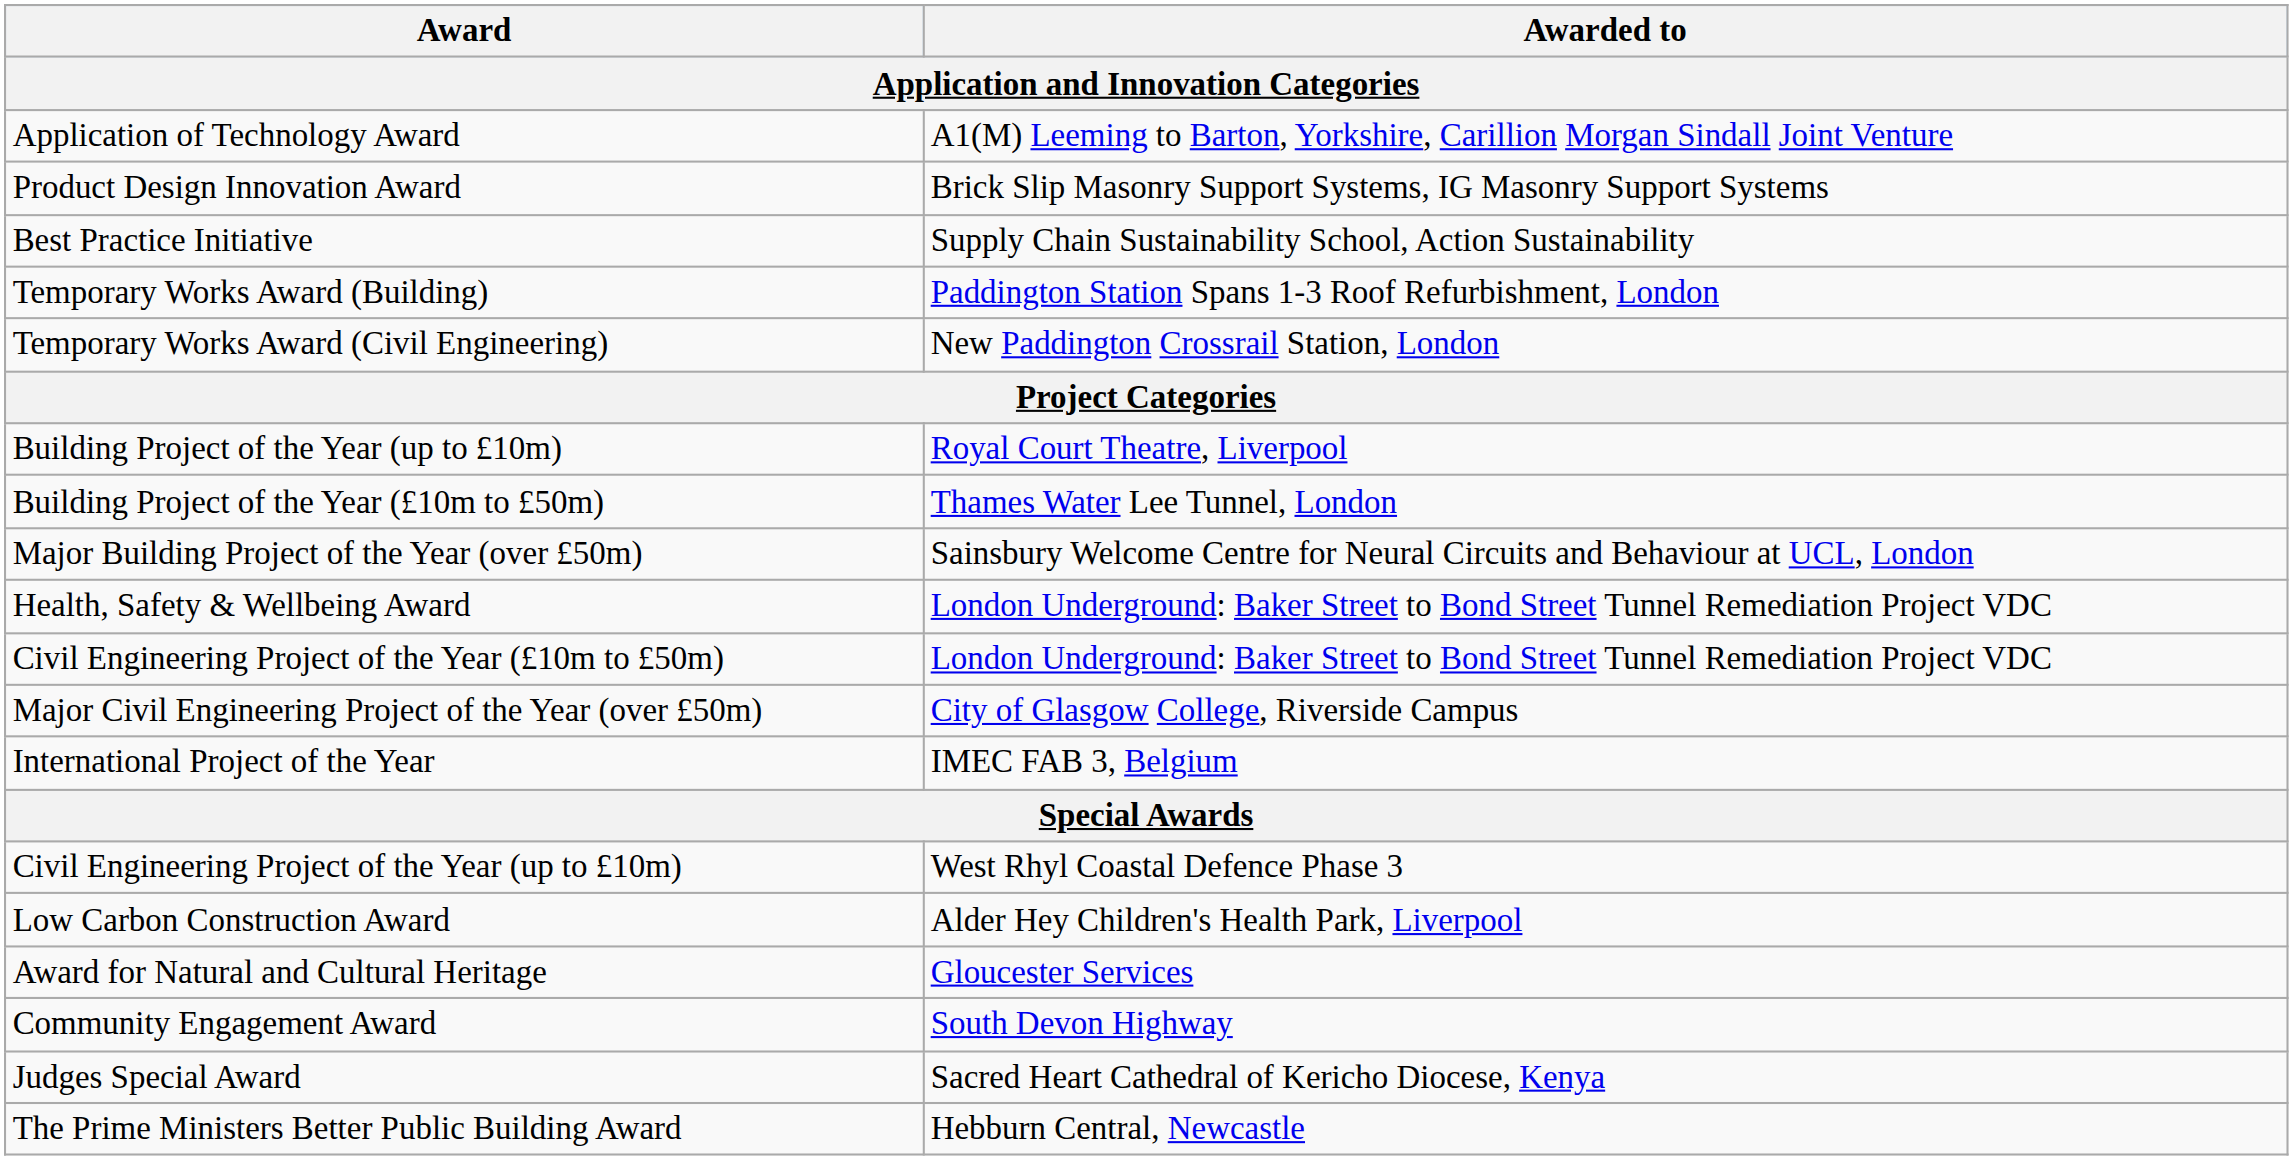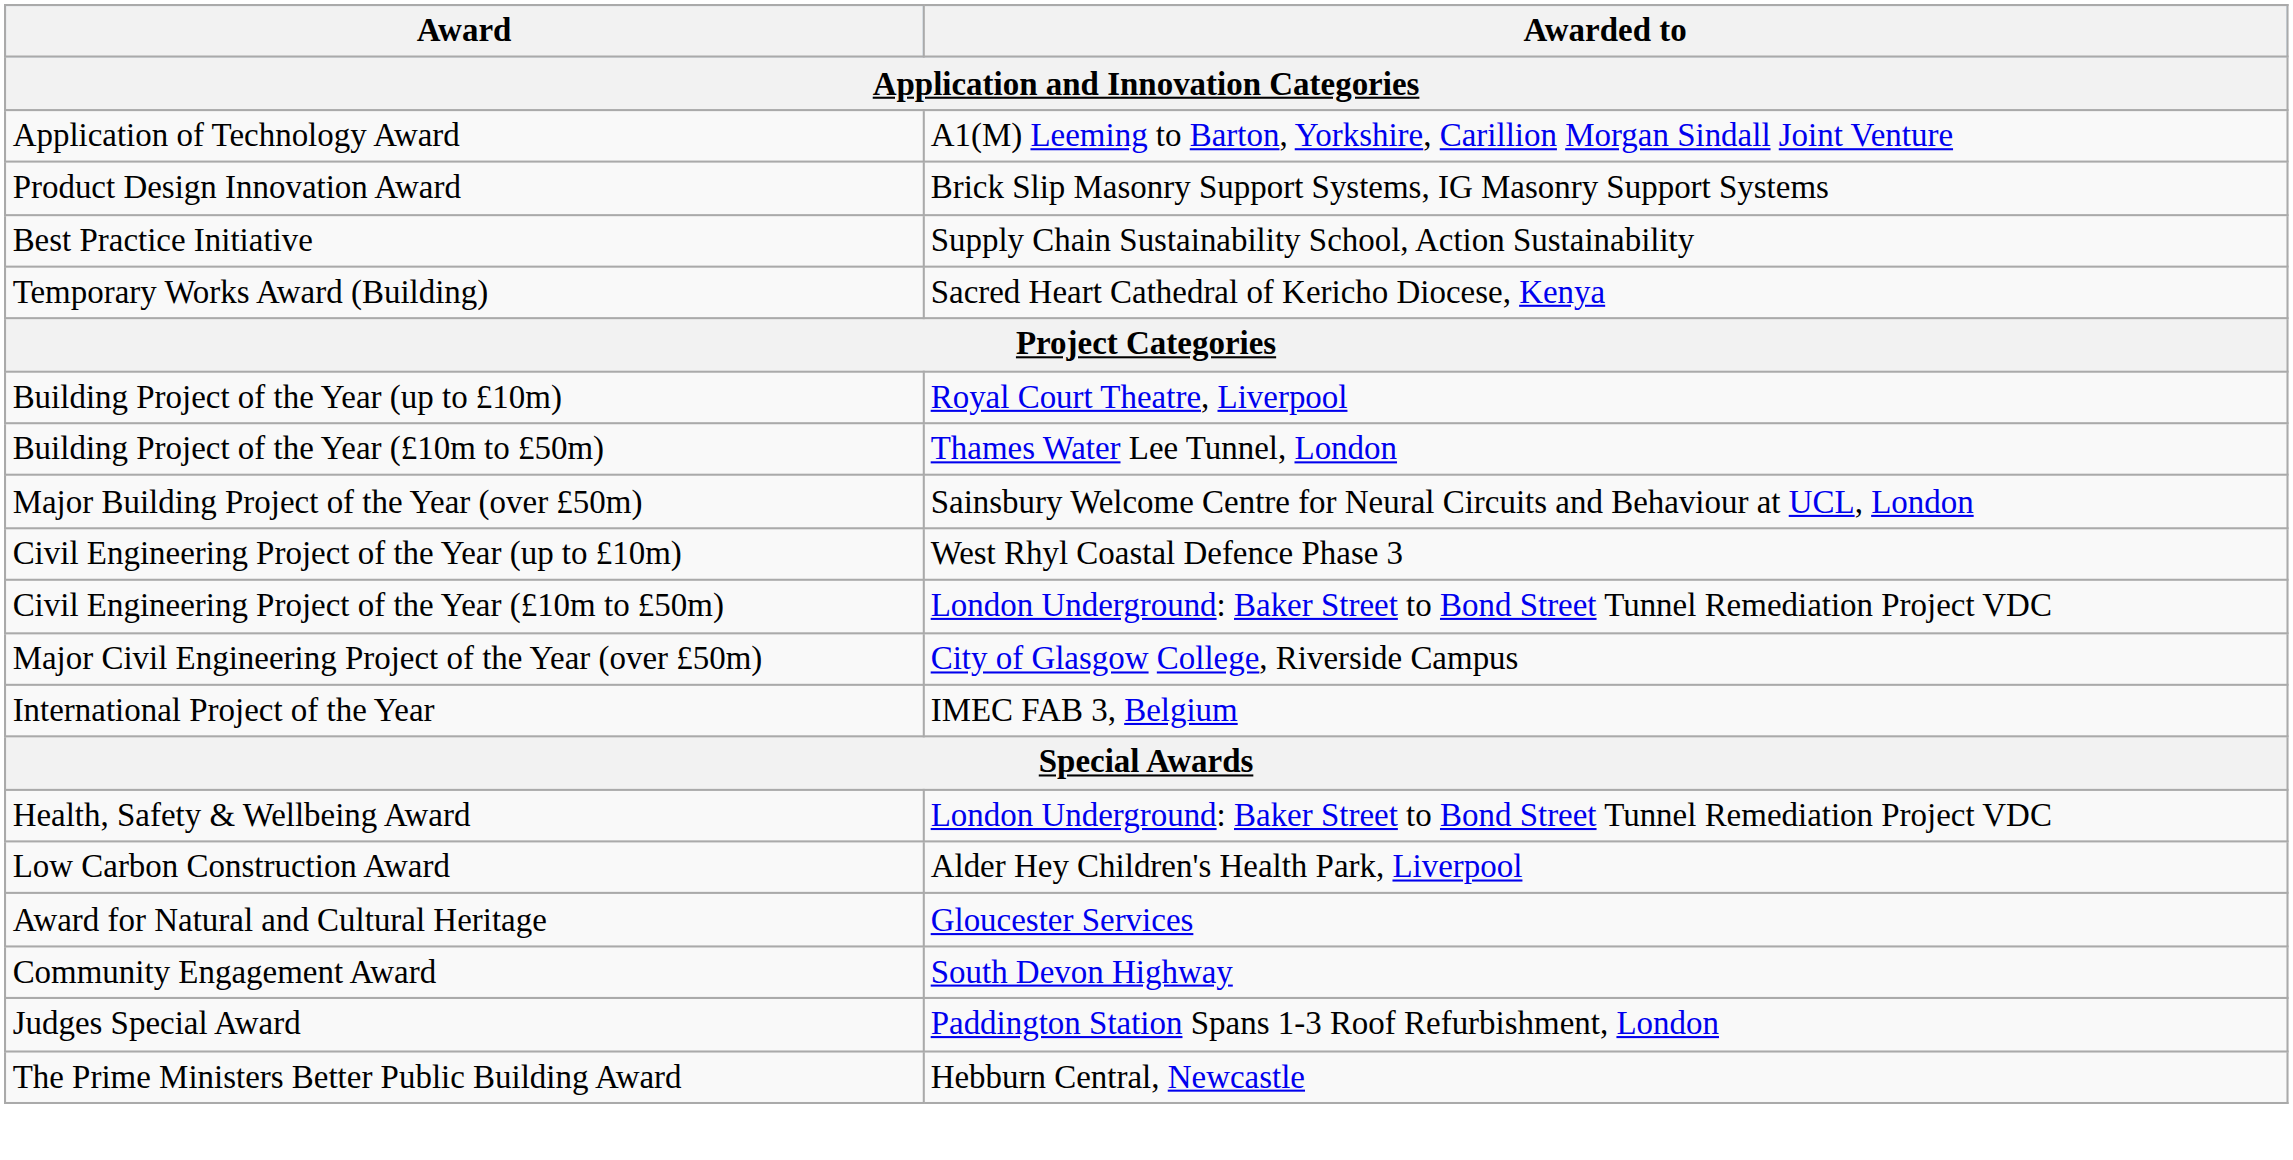(1325, 291) Paddington Station Spans 1-3 Roof Refurbishment, London -> (1268, 291) Sacred Heart Cathedral of Kericho Diocese, Kenya
- row: (310, 344)
rows swapped: (355, 866) <-> (242, 605)
(1268, 1076) Sacred Heart Cathedral of Kericho Diocese, Kenya -> (1325, 1023) Paddington Station Spans 1-3 Roof Refurbishment, London
